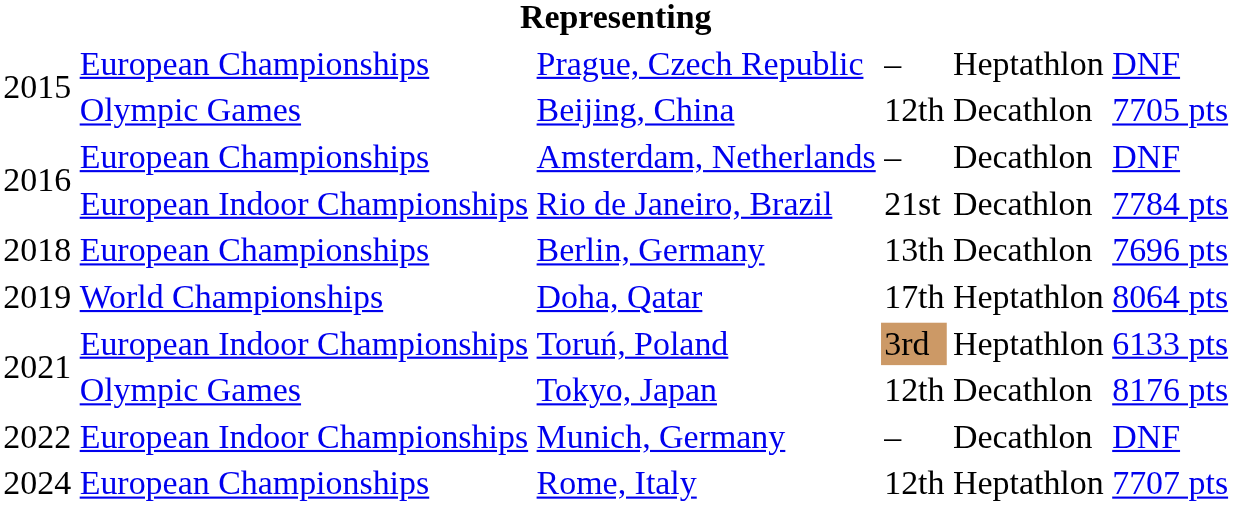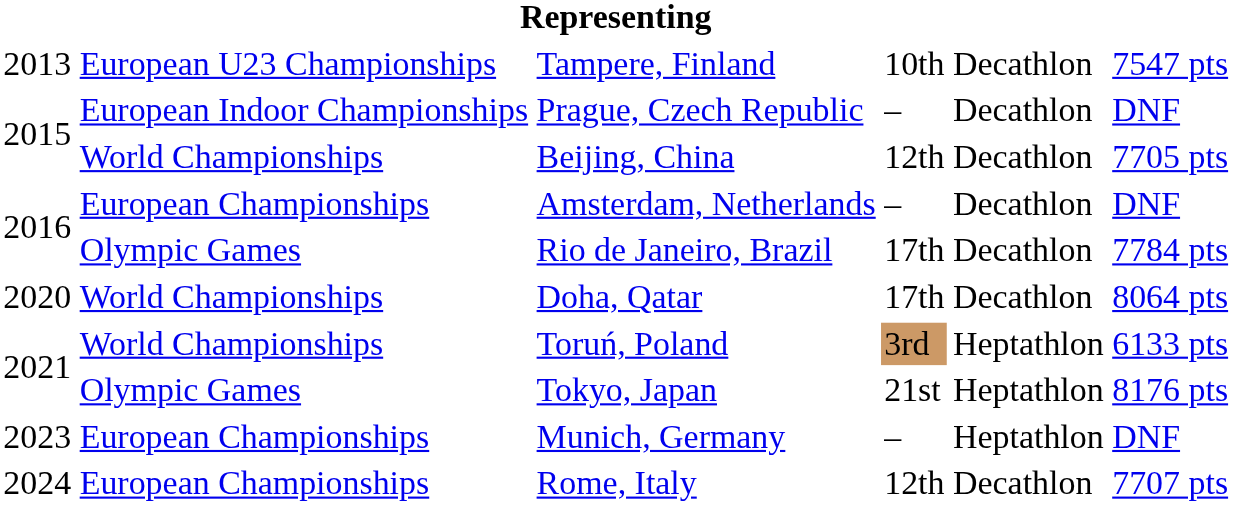+ row: (656, 63)
(254, 63) European Championships -> (304, 110) European Indoor Championships
(1028, 63) Heptathlon -> (1023, 110) Decathlon
(190, 110) Olympic Games -> (231, 156) World Championships
(304, 203) European Indoor Championships -> (190, 250) Olympic Games
(912, 203) 21st -> (914, 250) 17th
- row: (651, 250)
(37, 296) 2019 -> (37, 296) 2020
(1028, 296) Heptathlon -> (1023, 296) Decathlon
(304, 343) European Indoor Championships -> (231, 343) World Championships
(914, 389) 12th -> (912, 389) 21st
(1023, 389) Decathlon -> (1028, 389) Heptathlon
(37, 436) 2022 -> (37, 436) 2023
(304, 436) European Indoor Championships -> (254, 436) European Championships
(1023, 436) Decathlon -> (1028, 436) Heptathlon
(1028, 483) Heptathlon -> (1023, 483) Decathlon
